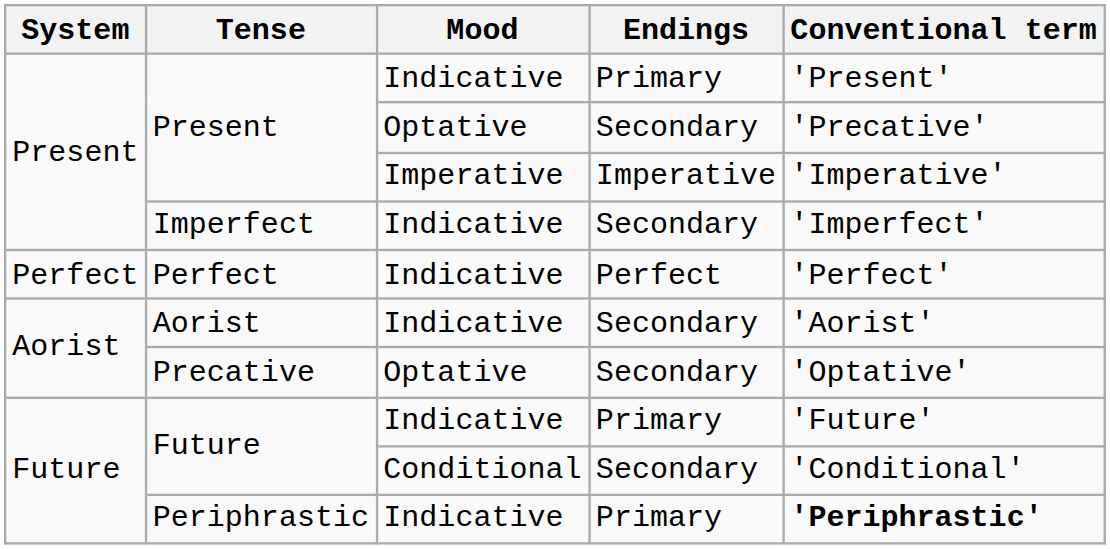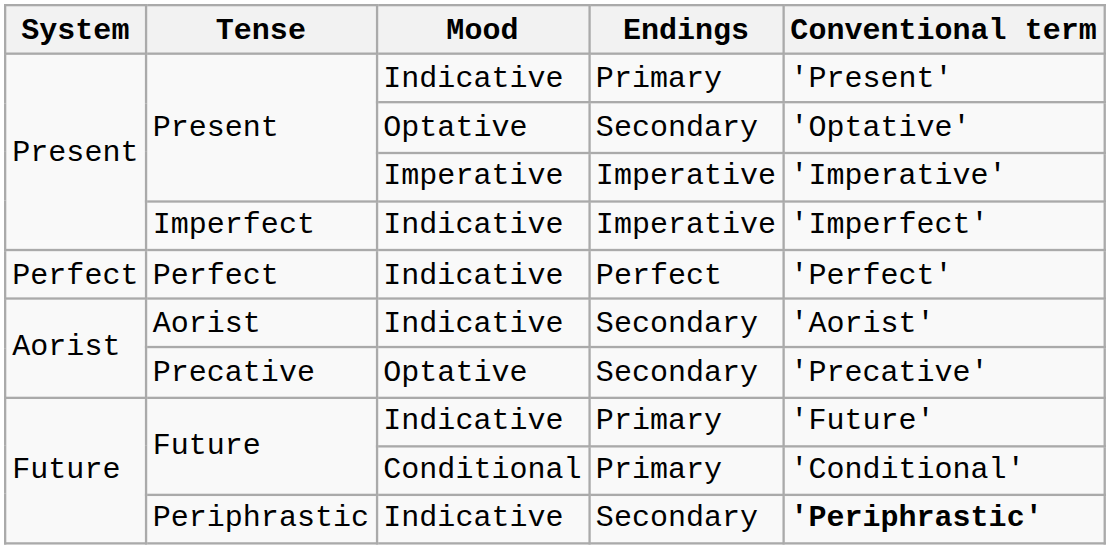(890, 128) 'Precative' -> (880, 128) 'Optative'
(677, 225) Secondary -> (686, 225) Imperative
(880, 372) 'Optative' -> (890, 372) 'Precative'
(677, 470) Secondary -> (659, 470) Primary
(659, 519) Primary -> (677, 519) Secondary
